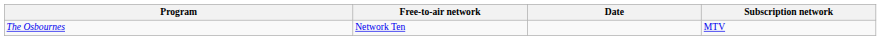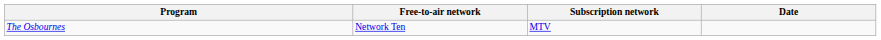columns swapped: (789, 12) <-> (614, 12)
